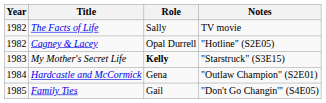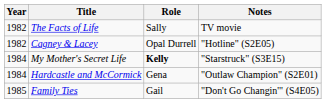(17, 59) 1983 -> (17, 59) 1984
